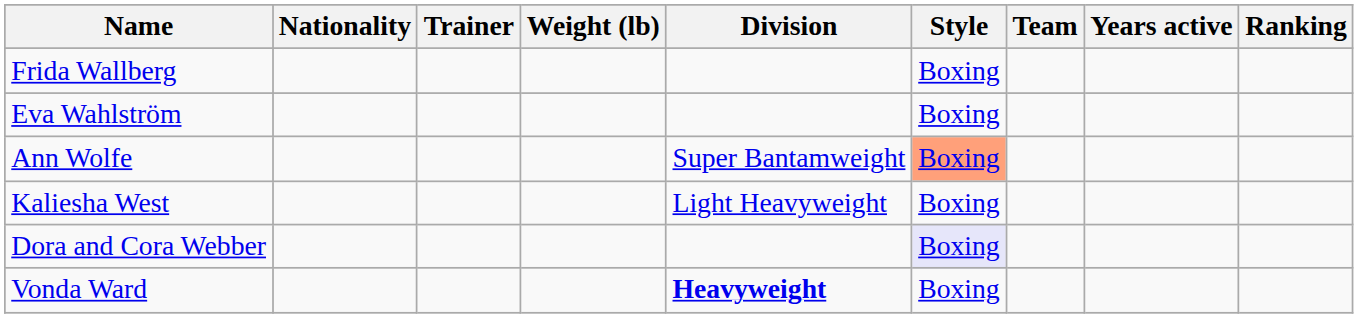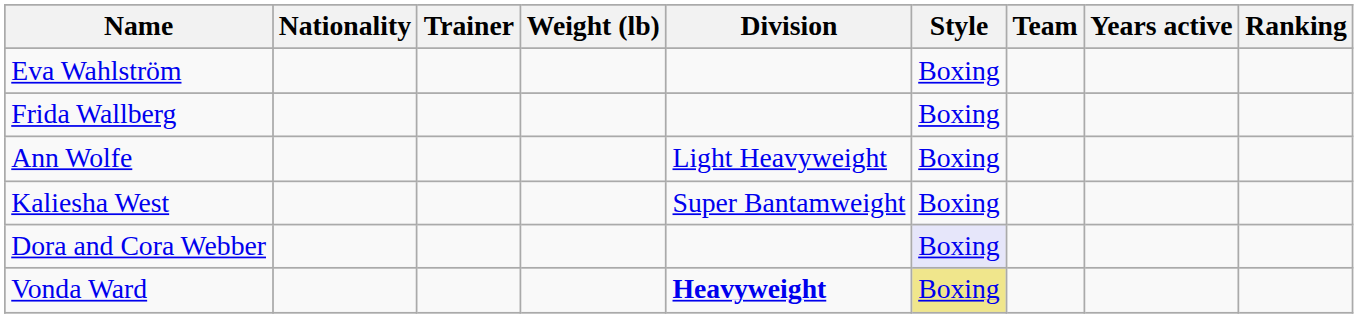rows swapped: (96, 114) <-> (94, 70)
(789, 158) Super Bantamweight -> (780, 158) Light Heavyweight
(959, 158) lightsalmon background -> (959, 158) no background
(780, 202) Light Heavyweight -> (789, 202) Super Bantamweight
(959, 289) no background -> (959, 289) khaki background
